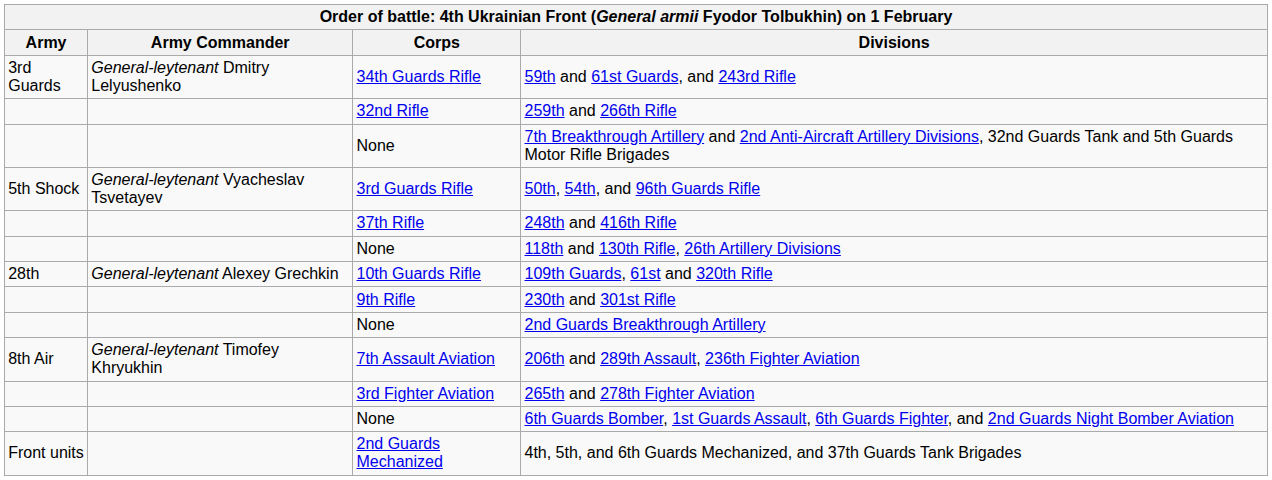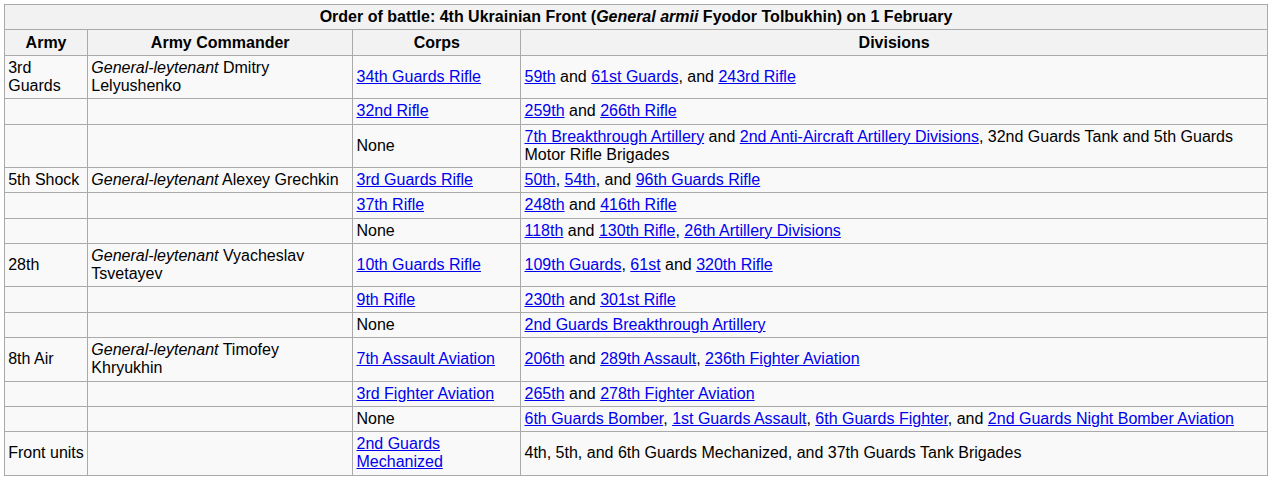(198, 189) General-leytenant Vyacheslav Tsvetayev -> (215, 180) General-leytenant Alexey Grechkin
(215, 274) General-leytenant Alexey Grechkin -> (198, 265) General-leytenant Vyacheslav Tsvetayev
